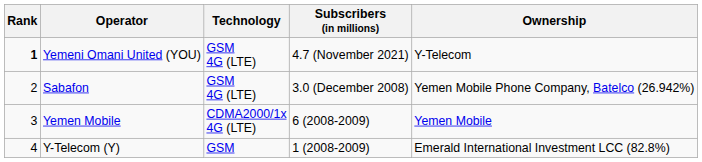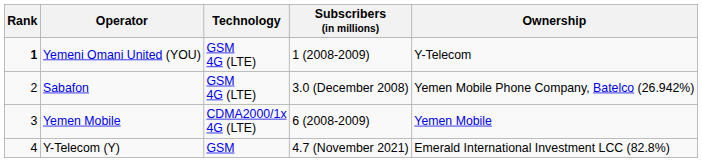(350, 54) 4.7 (November 2021) -> (331, 54) 1 (2008-2009)
(331, 147) 1 (2008-2009) -> (350, 147) 4.7 (November 2021)
